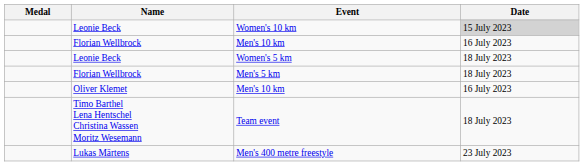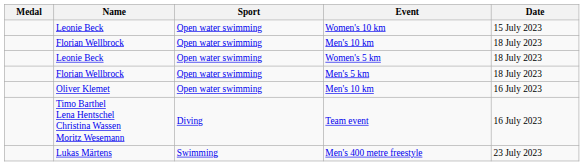+ column: (249, 12)
(487, 28) lightgrey background -> (518, 28) no background
(487, 43) 16 July 2023 -> (518, 43) 18 July 2023
(487, 121) 18 July 2023 -> (518, 121) 16 July 2023
